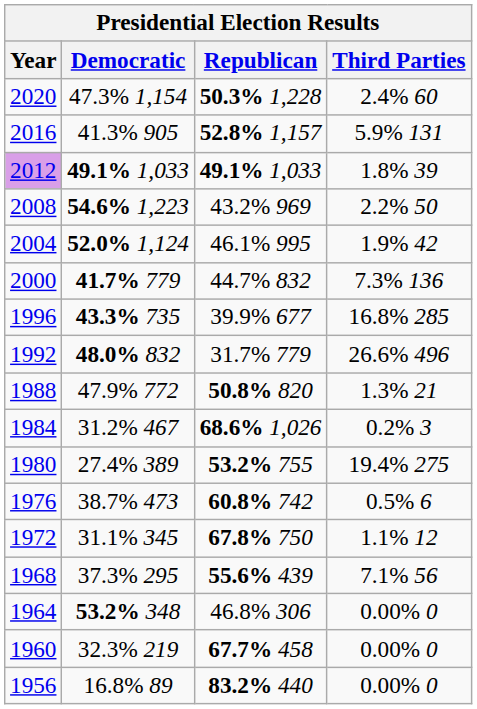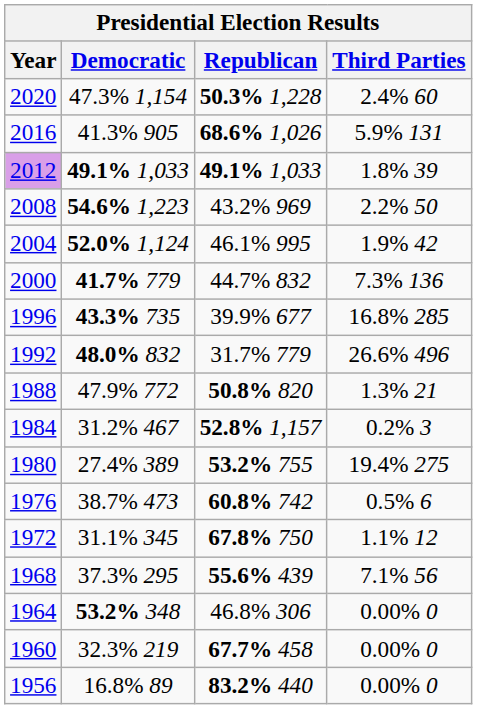(261, 133) 52.8% 1,157 -> (261, 133) 68.6% 1,026
(261, 427) 68.6% 1,026 -> (261, 427) 52.8% 1,157
